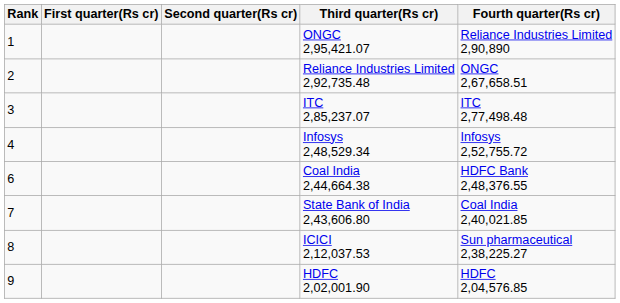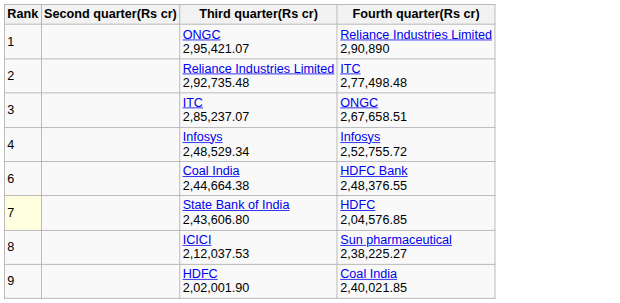- column: (101, 14)
(494, 75) ONGC 2,67,658.51 -> (374, 75) ITC 2,77,498.48
(494, 110) ITC 2,77,498.48 -> (374, 110) ONGC 2,67,658.51
(11, 213) no background -> (11, 213) lightyellow background
(494, 213) Coal India 2,40,021.85 -> (374, 213) HDFC 2,04,576.85
(494, 281) HDFC 2,04,576.85 -> (374, 281) Coal India 2,40,021.85
